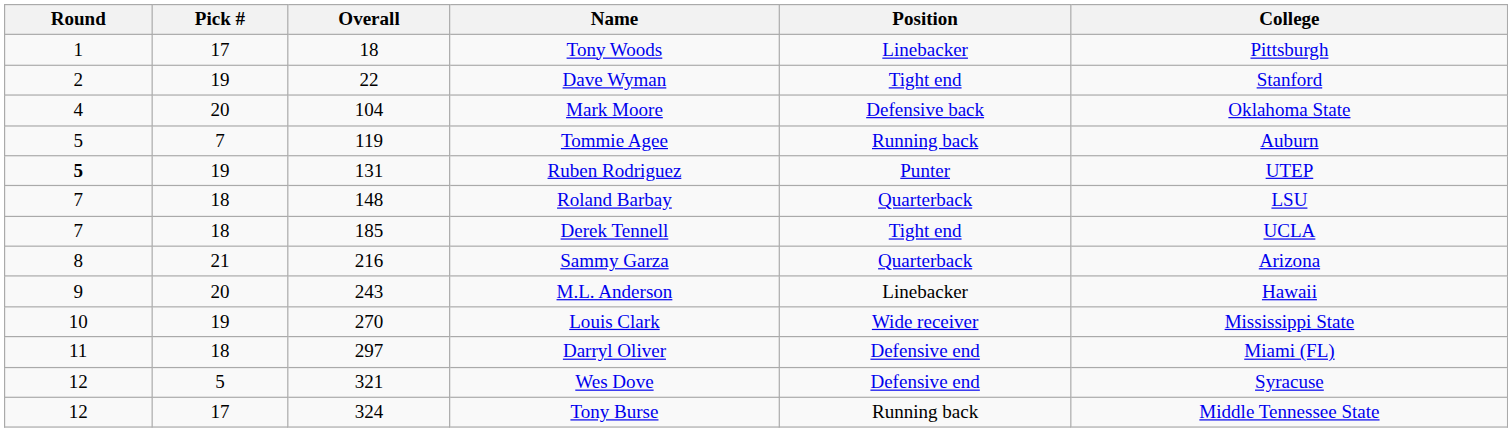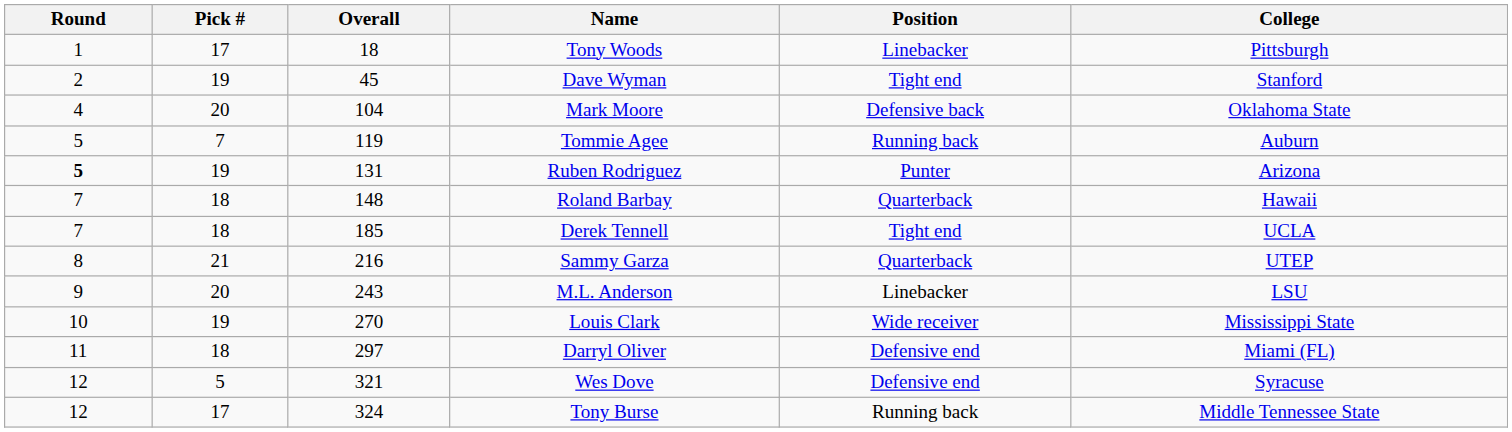(369, 79) 22 -> (369, 79) 45
(1289, 170) UTEP -> (1289, 170) Arizona
(1289, 200) LSU -> (1289, 200) Hawaii
(1289, 261) Arizona -> (1289, 261) UTEP
(1289, 291) Hawaii -> (1289, 291) LSU
